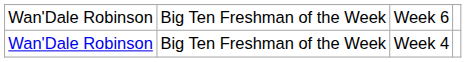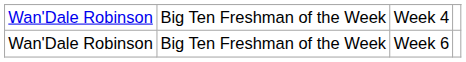rows swapped: (421, 43) <-> (421, 17)
